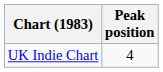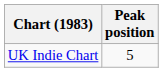(130, 55) 4 -> (130, 55) 5
